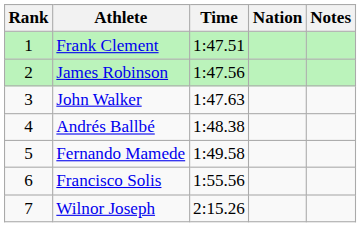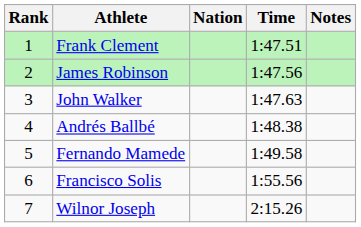columns swapped: (278, 18) <-> (219, 18)
